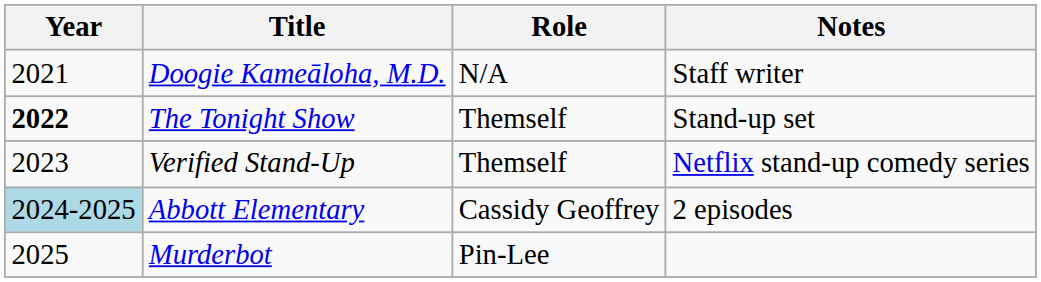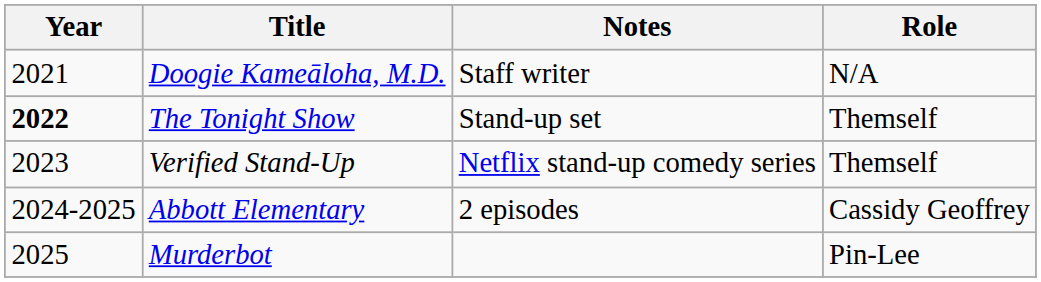columns swapped: (559, 27) <-> (851, 27)
(74, 208) lightblue background -> (74, 208) no background
